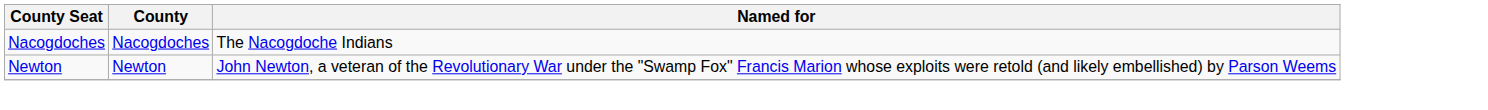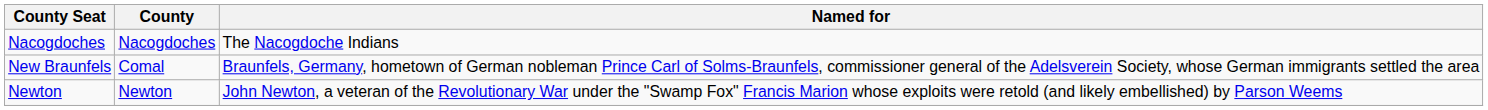+ row: (60, 67)
